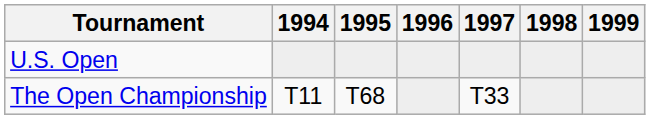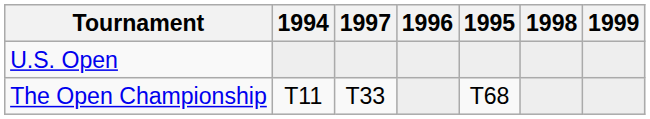columns swapped: (365, 23) <-> (490, 23)
